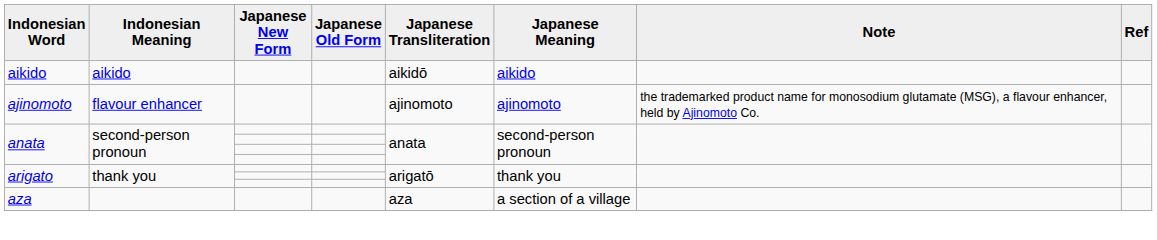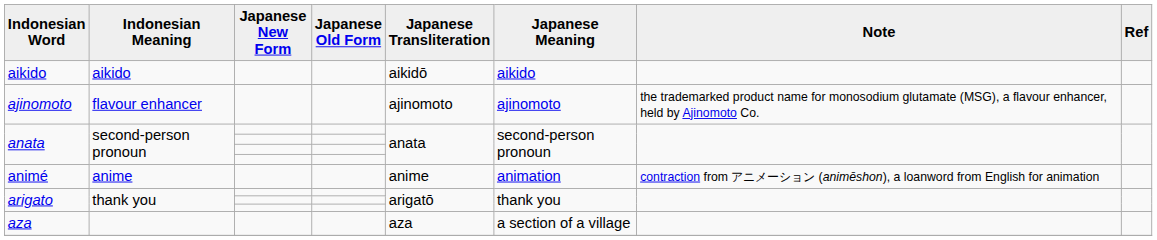+ row: (28, 176)
